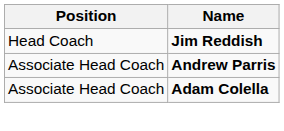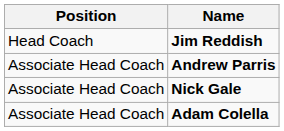+ row: (206, 89)
